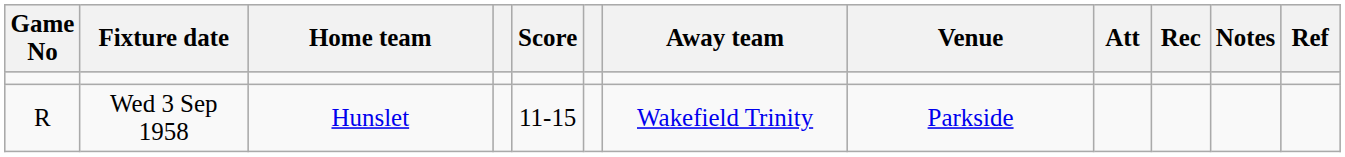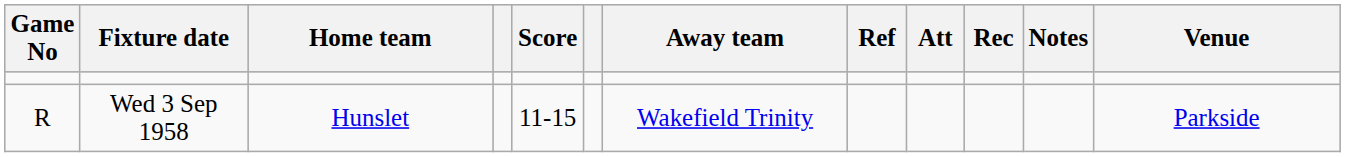columns swapped: (971, 38) <-> (1310, 38)
